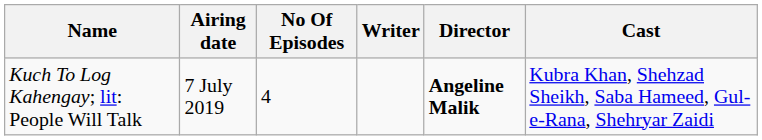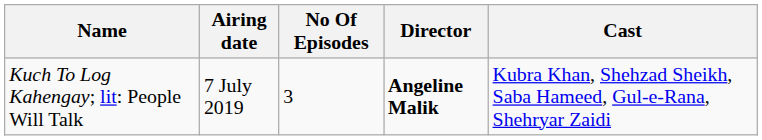- column: (391, 31)
(266, 96) 4 -> (288, 96) 3
